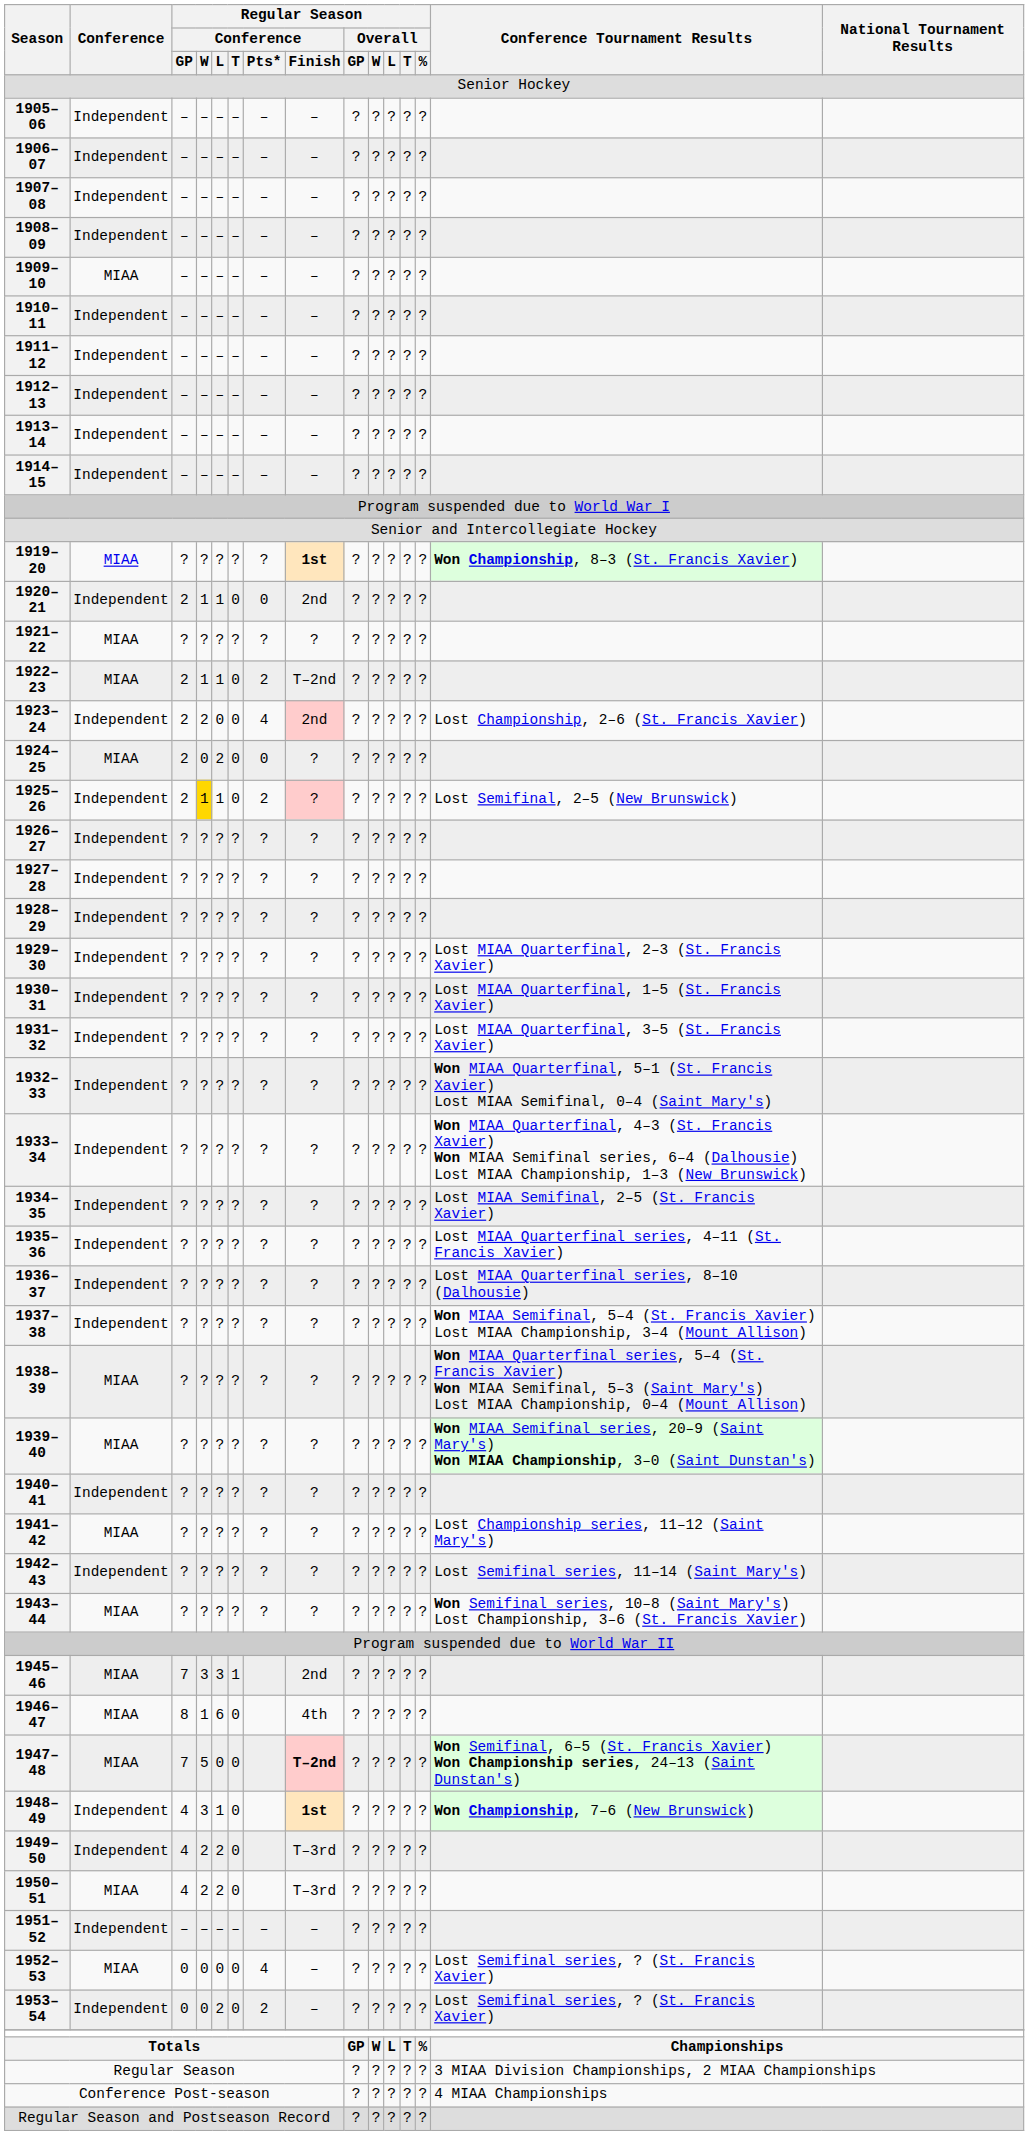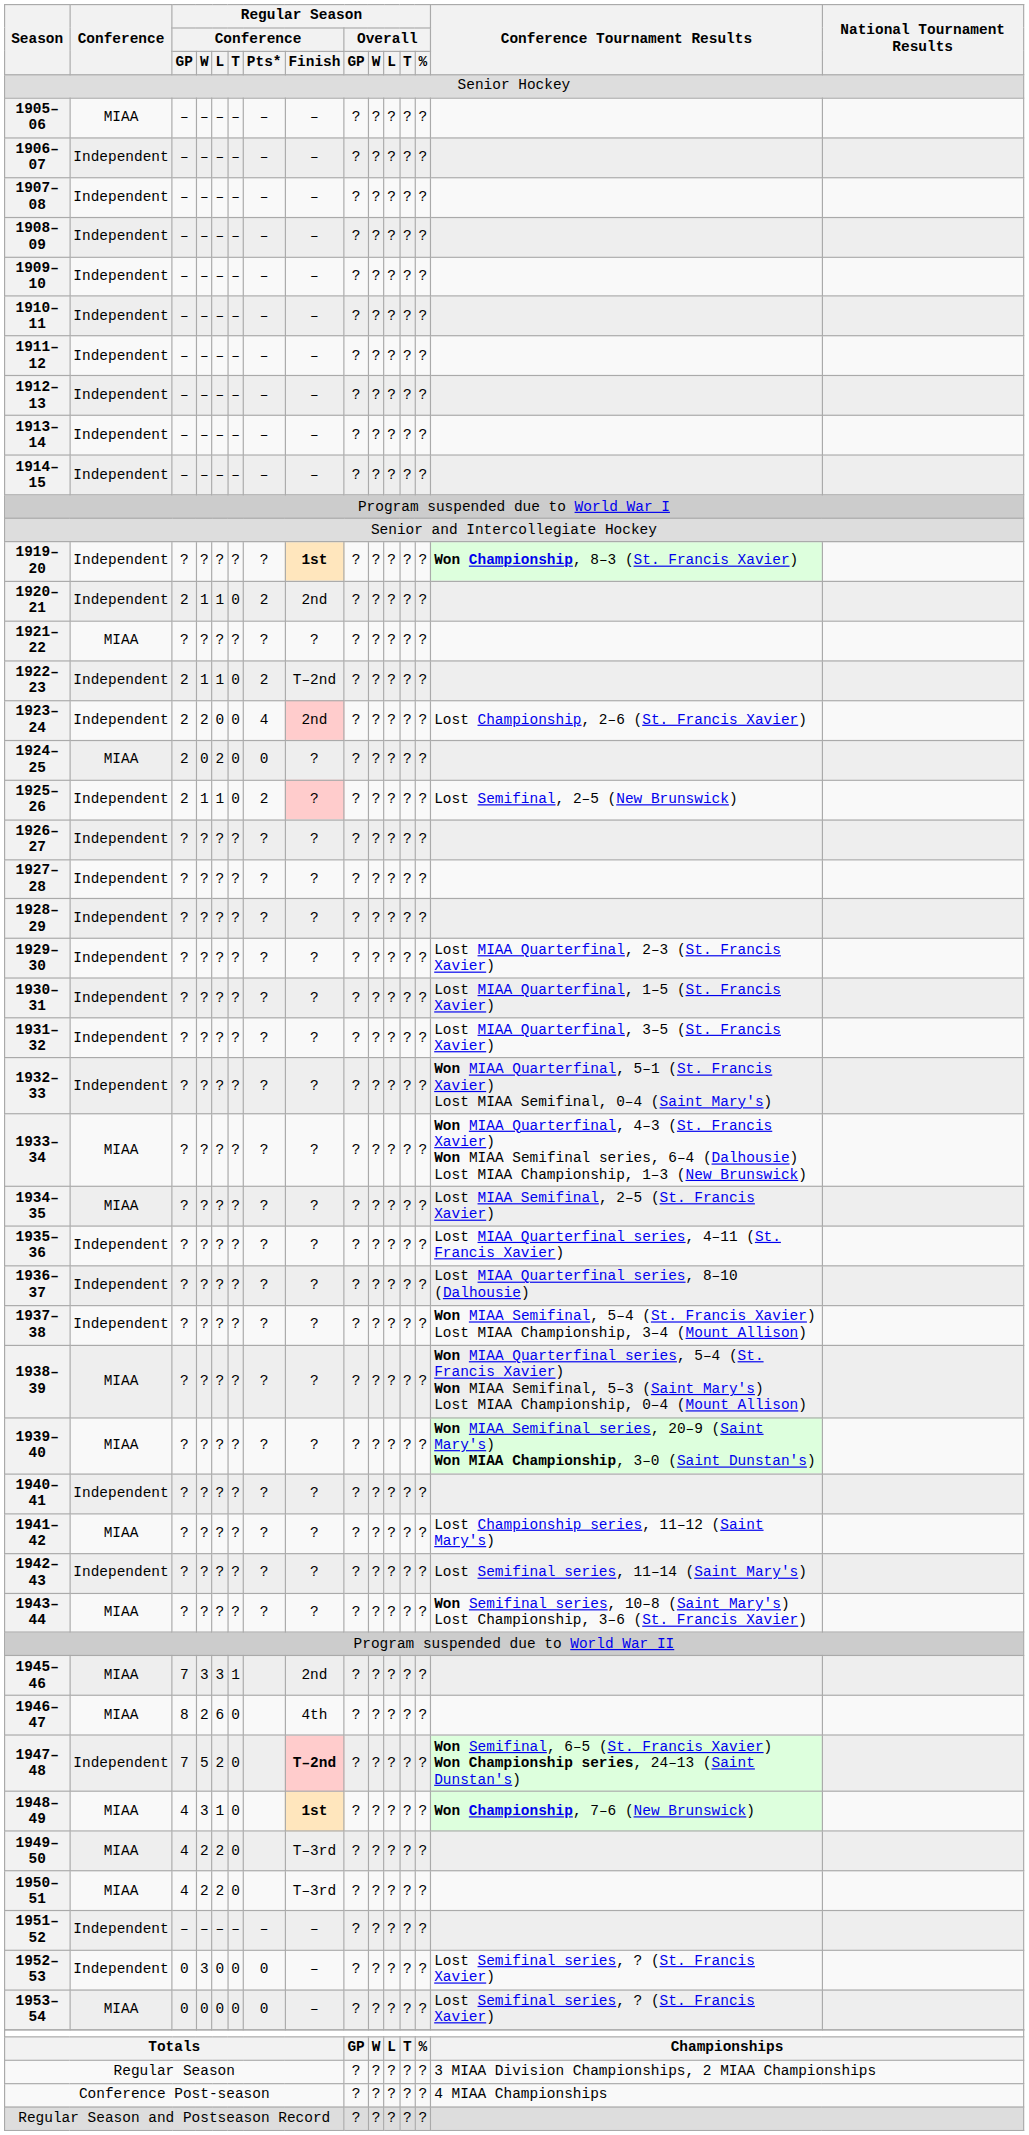(121, 118) Independent -> (121, 118) MIAA
(121, 277) MIAA -> (121, 277) Independent
(121, 562) MIAA -> (121, 562) Independent
(264, 602) 0 -> (264, 602) 2
(121, 681) MIAA -> (121, 681) Independent
(204, 800) gold background -> (204, 800) no background
(121, 1150) Independent -> (121, 1150) MIAA
(121, 1207) Independent -> (121, 1207) MIAA
(204, 1716) 1 -> (204, 1716) 2
(121, 1764) MIAA -> (121, 1764) Independent
(220, 1764) 0 -> (220, 1764) 2
(121, 1812) Independent -> (121, 1812) MIAA
(121, 1851) Independent -> (121, 1851) MIAA
(121, 1970) MIAA -> (121, 1970) Independent
(204, 1970) 0 -> (204, 1970) 3
(264, 1970) 4 -> (264, 1970) 0
(121, 2010) Independent -> (121, 2010) MIAA
(220, 2010) 2 -> (220, 2010) 0
(264, 2010) 2 -> (264, 2010) 0
